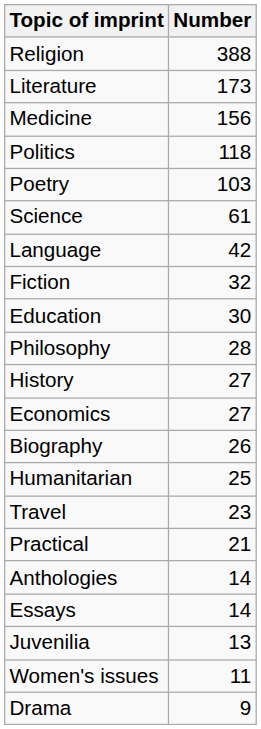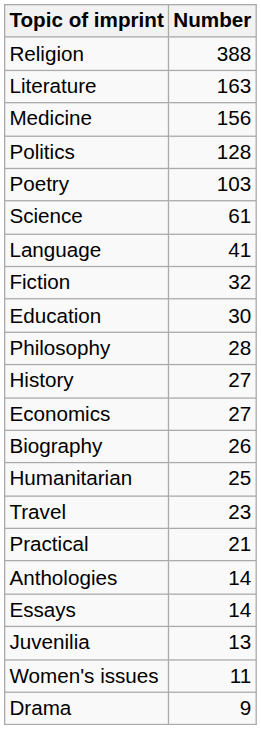(234, 86) 173 -> (234, 86) 163
(235, 151) 118 -> (234, 151) 128
(240, 250) 42 -> (240, 250) 41
